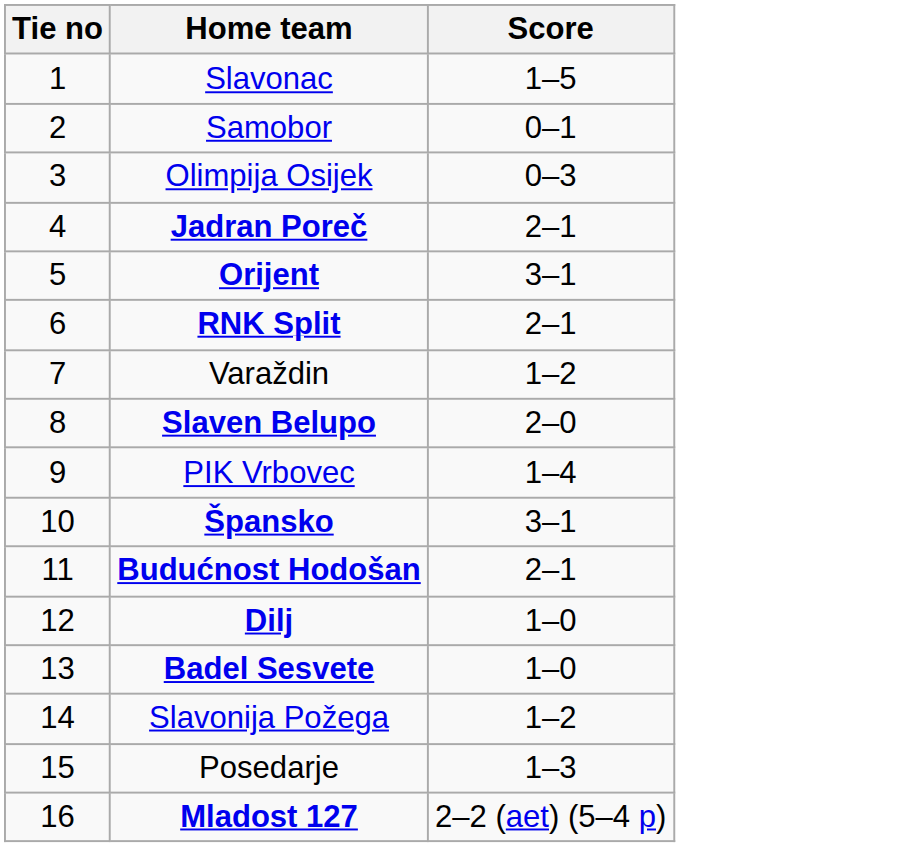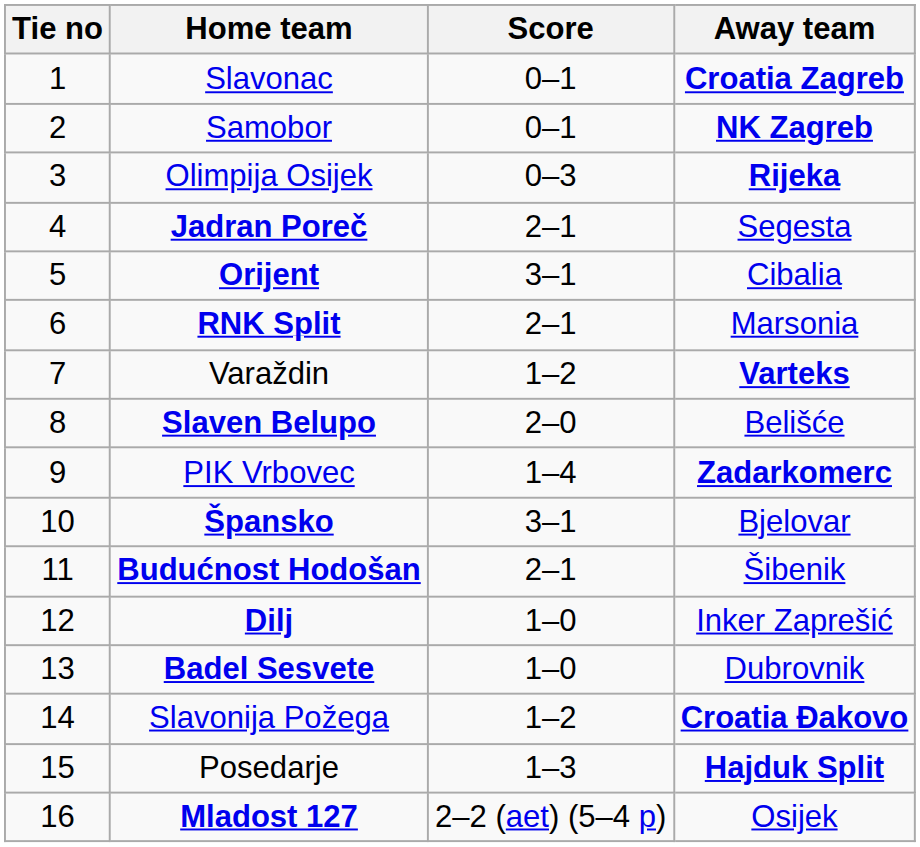+ column: (794, 29)
(551, 78) 1–5 -> (551, 78) 0–1
